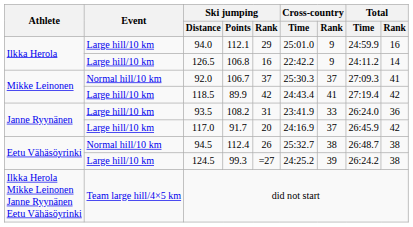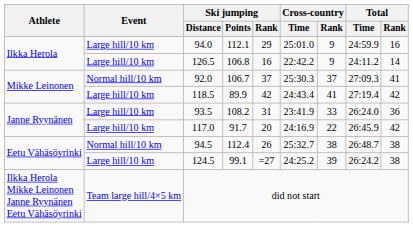(332, 128) 37 -> (332, 128) 22
(238, 161) 99.3 -> (238, 161) 99.1
